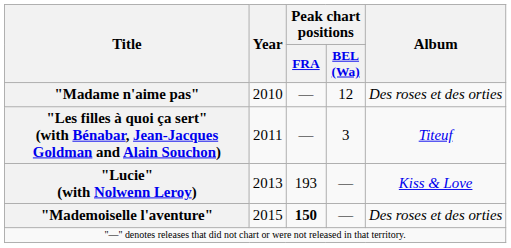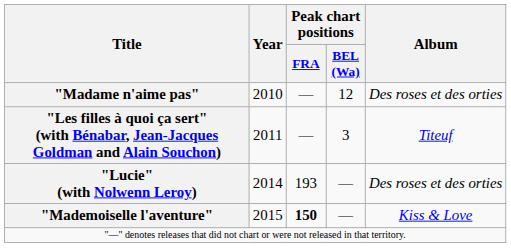(268, 183) 2013 -> (268, 183) 2014
(436, 183) Kiss & Love -> (436, 183) Des roses et des orties
(436, 215) Des roses et des orties -> (436, 215) Kiss & Love
